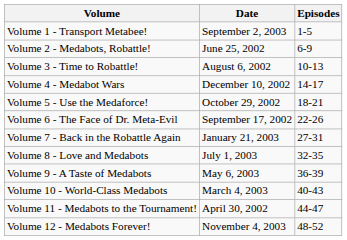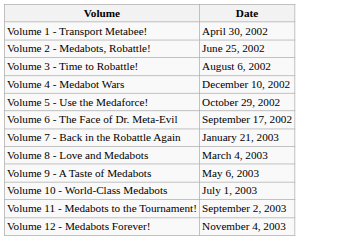- column: (318, 13)
(244, 31) September 2, 2003 -> (235, 31) April 30, 2002
(230, 155) July 1, 2003 -> (235, 155) March 4, 2003
(235, 191) March 4, 2003 -> (230, 191) July 1, 2003
(235, 208) April 30, 2002 -> (244, 208) September 2, 2003
